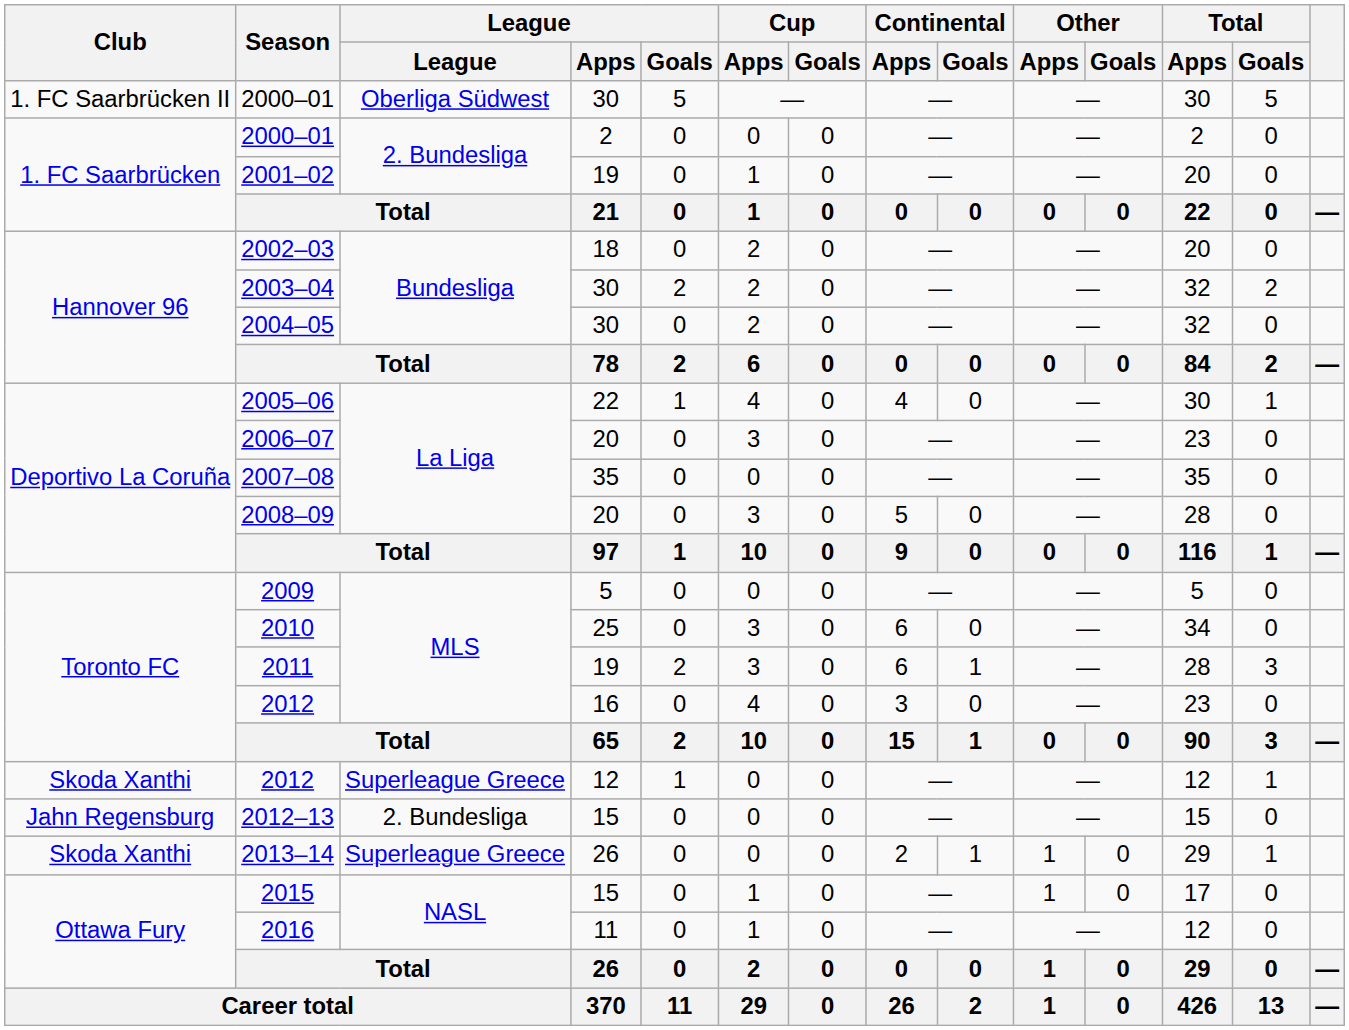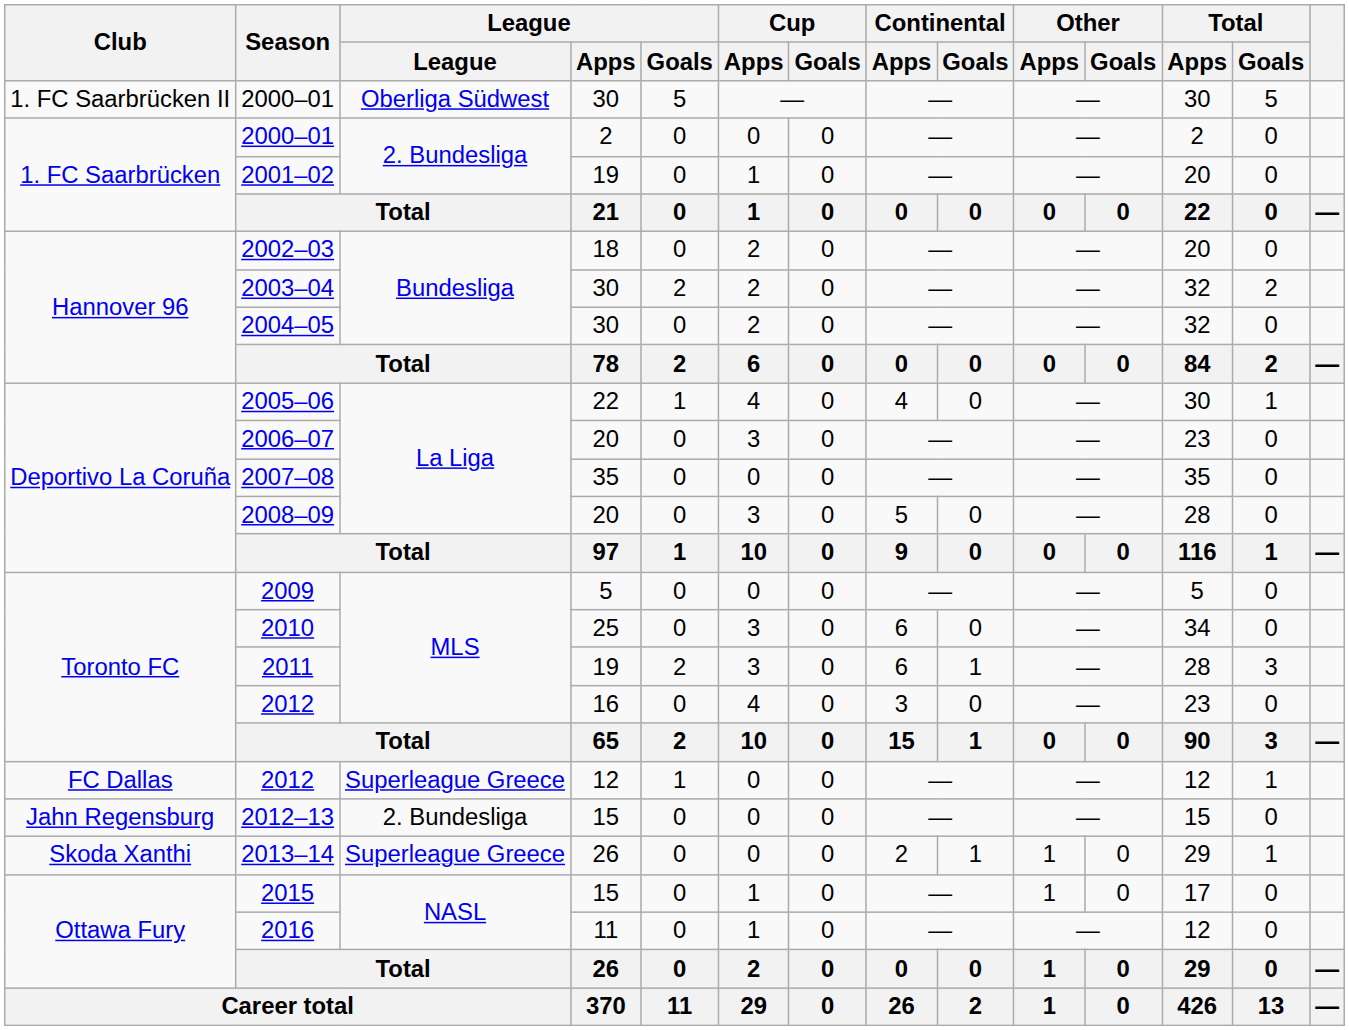(120, 779) Skoda Xanthi -> (120, 779) FC Dallas
